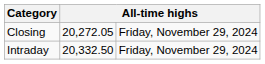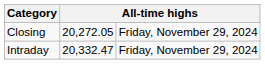(88, 50) 20,332.50 -> (88, 50) 20,332.47
